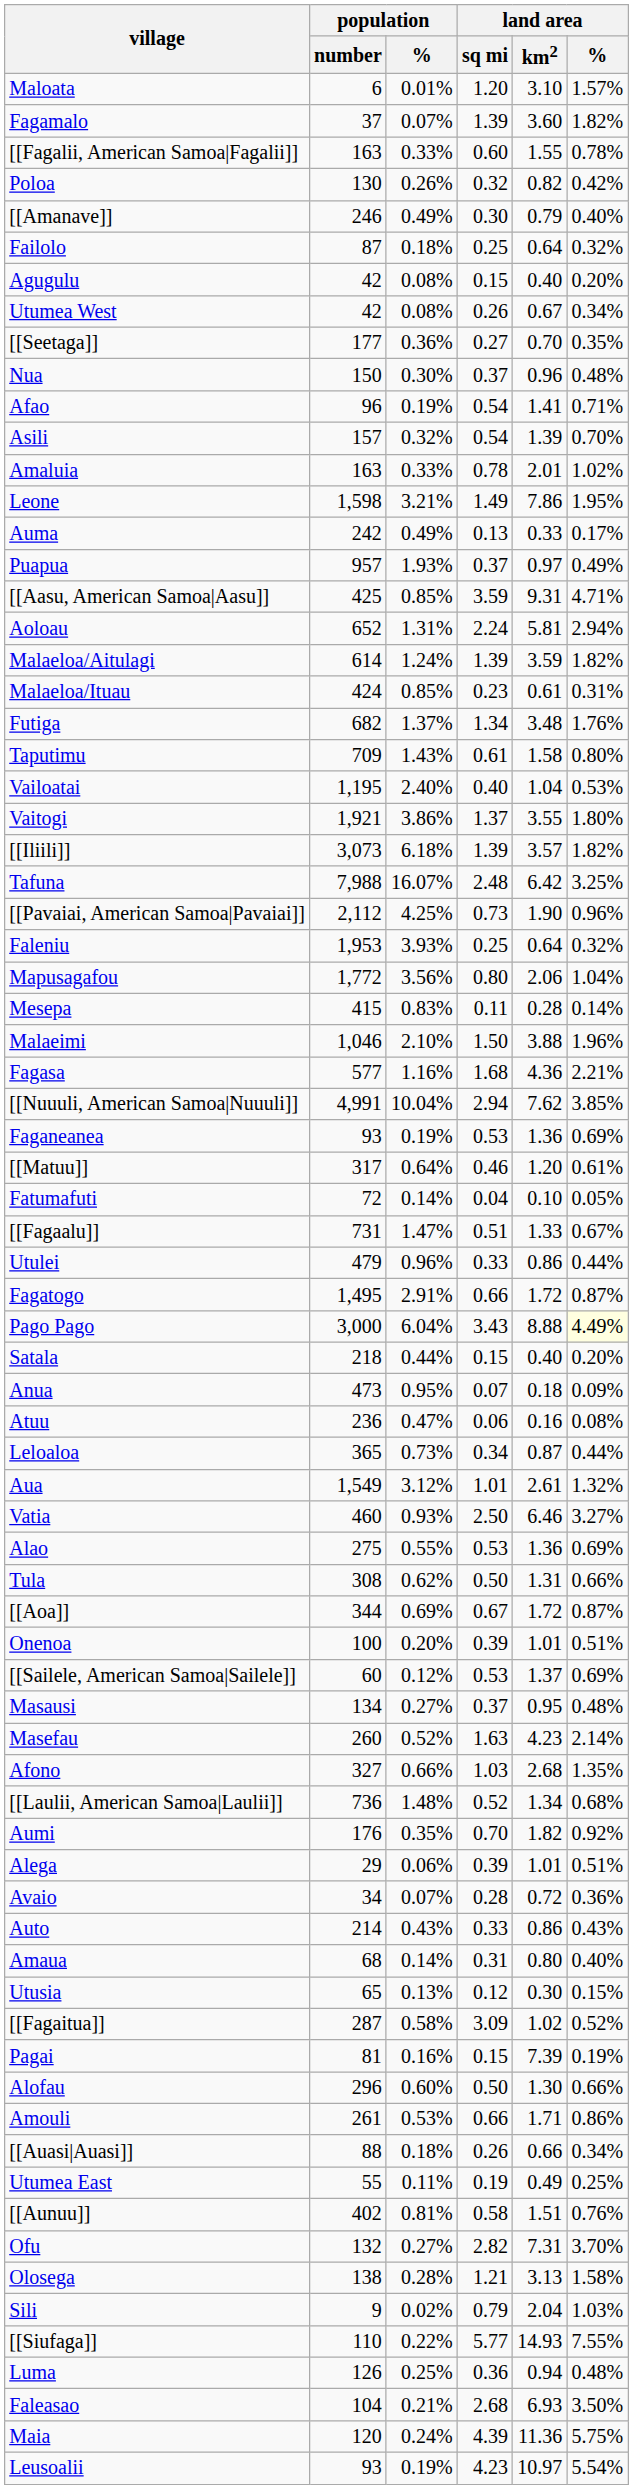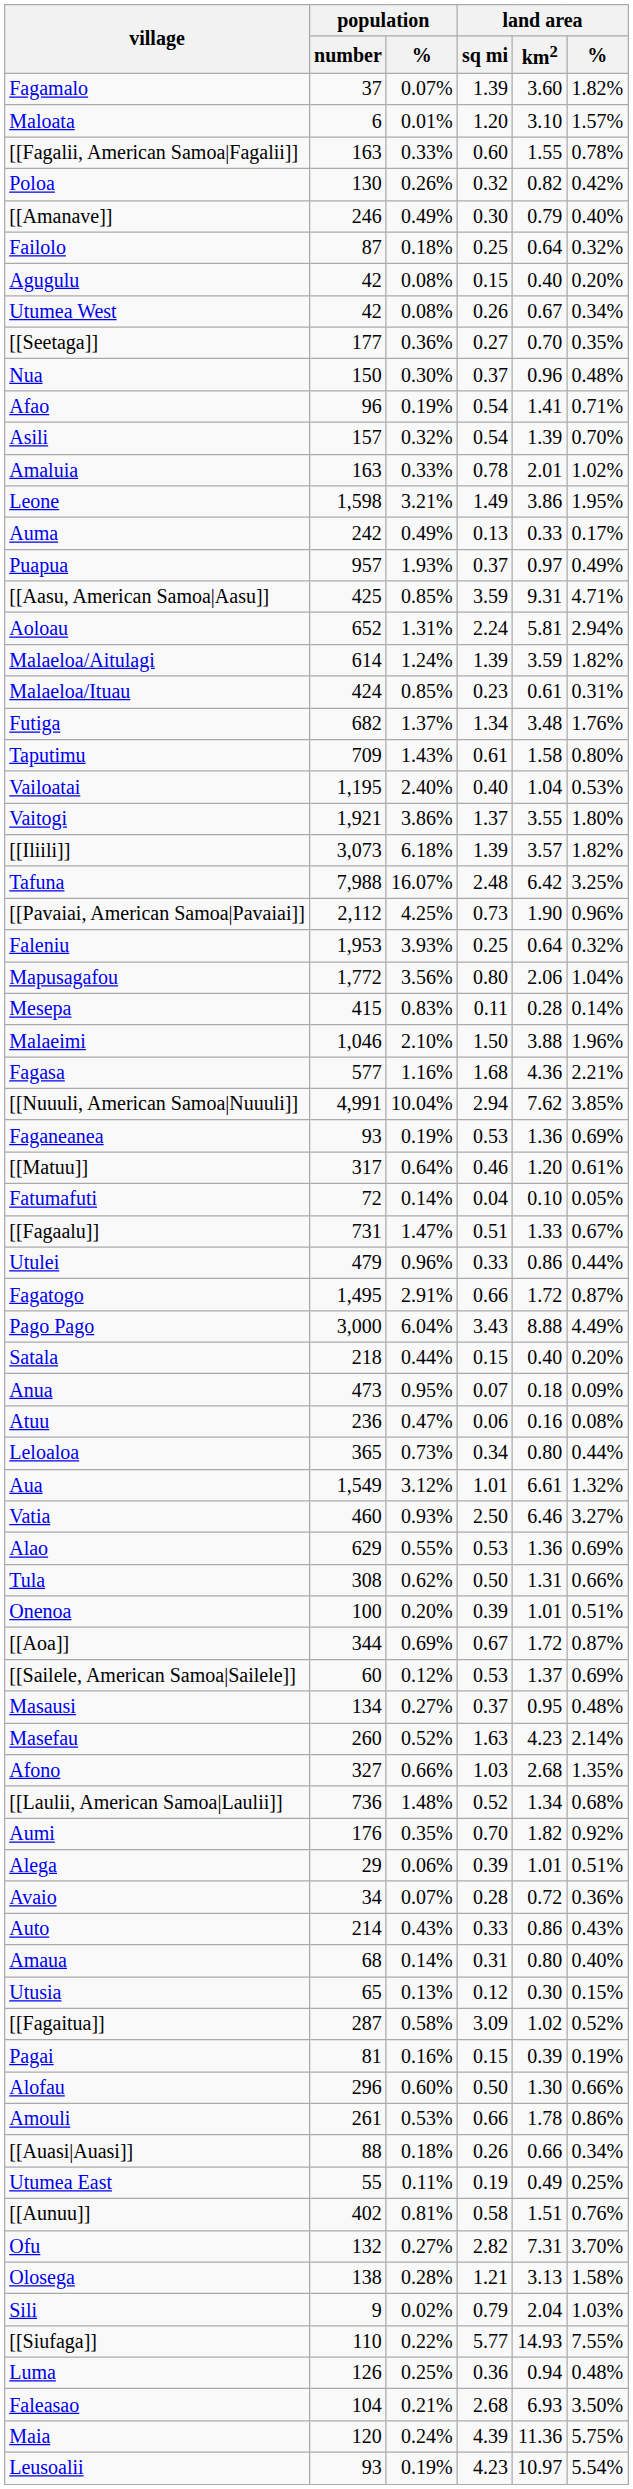rows swapped: (49, 120) <-> (42, 89)
(545, 501) 7.86 -> (545, 501) 3.86
(597, 1326) lightyellow background -> (597, 1326) no background
(545, 1453) 0.87 -> (545, 1453) 0.80
(545, 1484) 2.61 -> (545, 1484) 6.61
(367, 1548) 275 -> (367, 1548) 629
rows swapped: (40, 1643) <-> (39, 1611)
(545, 2055) 7.39 -> (545, 2055) 0.39
(545, 2119) 1.71 -> (545, 2119) 1.78
